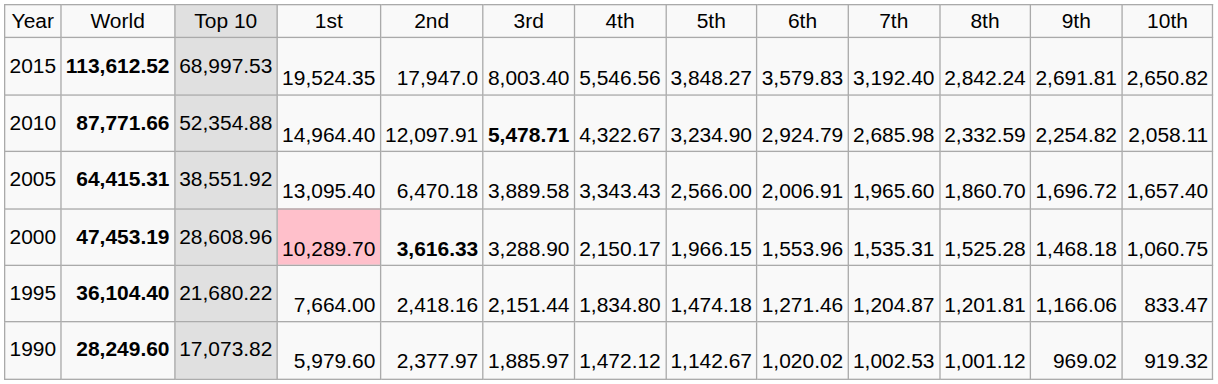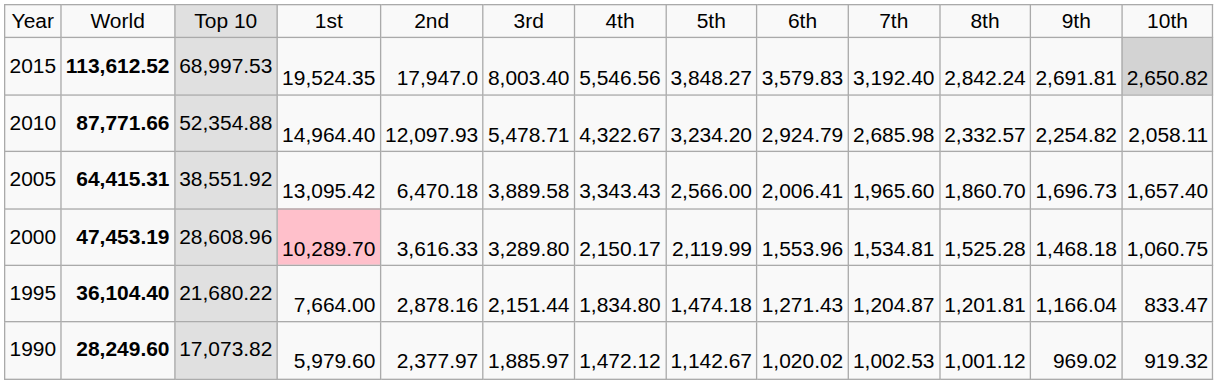(1167, 77) no background -> (1167, 77) lightgrey background
(432, 134) 12,097.91 -> (432, 134) 12,097.93
(529, 134) bold -> (529, 134) normal
(711, 134) 3,234.90 -> (711, 134) 3,234.20
(985, 134) 2,332.59 -> (985, 134) 2,332.57
(329, 191) 13,095.40 -> (329, 191) 13,095.42
(802, 191) 2,006.91 -> (802, 191) 2,006.41
(1076, 191) 1,696.72 -> (1076, 191) 1,696.73
(437, 248) bold -> (437, 248) normal
(529, 248) 3,288.90 -> (529, 248) 3,289.80
(711, 248) 1,966.15 -> (712, 248) 2,119.99
(894, 248) 1,535.31 -> (894, 248) 1,534.81
(437, 305) 2,418.16 -> (437, 305) 2,878.16
(802, 305) 1,271.46 -> (802, 305) 1,271.43
(1076, 305) 1,166.06 -> (1076, 305) 1,166.04
